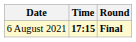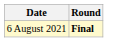- column: (83, 12)
